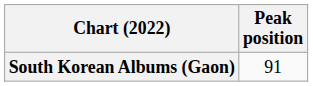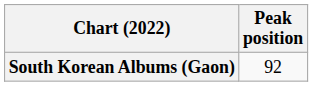(273, 66) 91 -> (273, 66) 92
